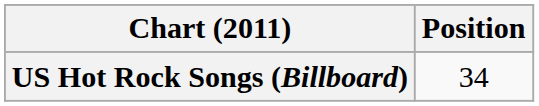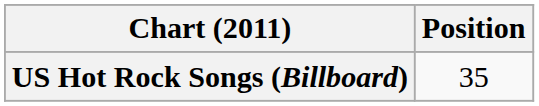(474, 76) 34 -> (474, 76) 35
